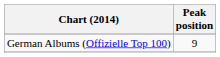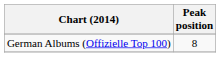(194, 43) 9 -> (194, 43) 8
